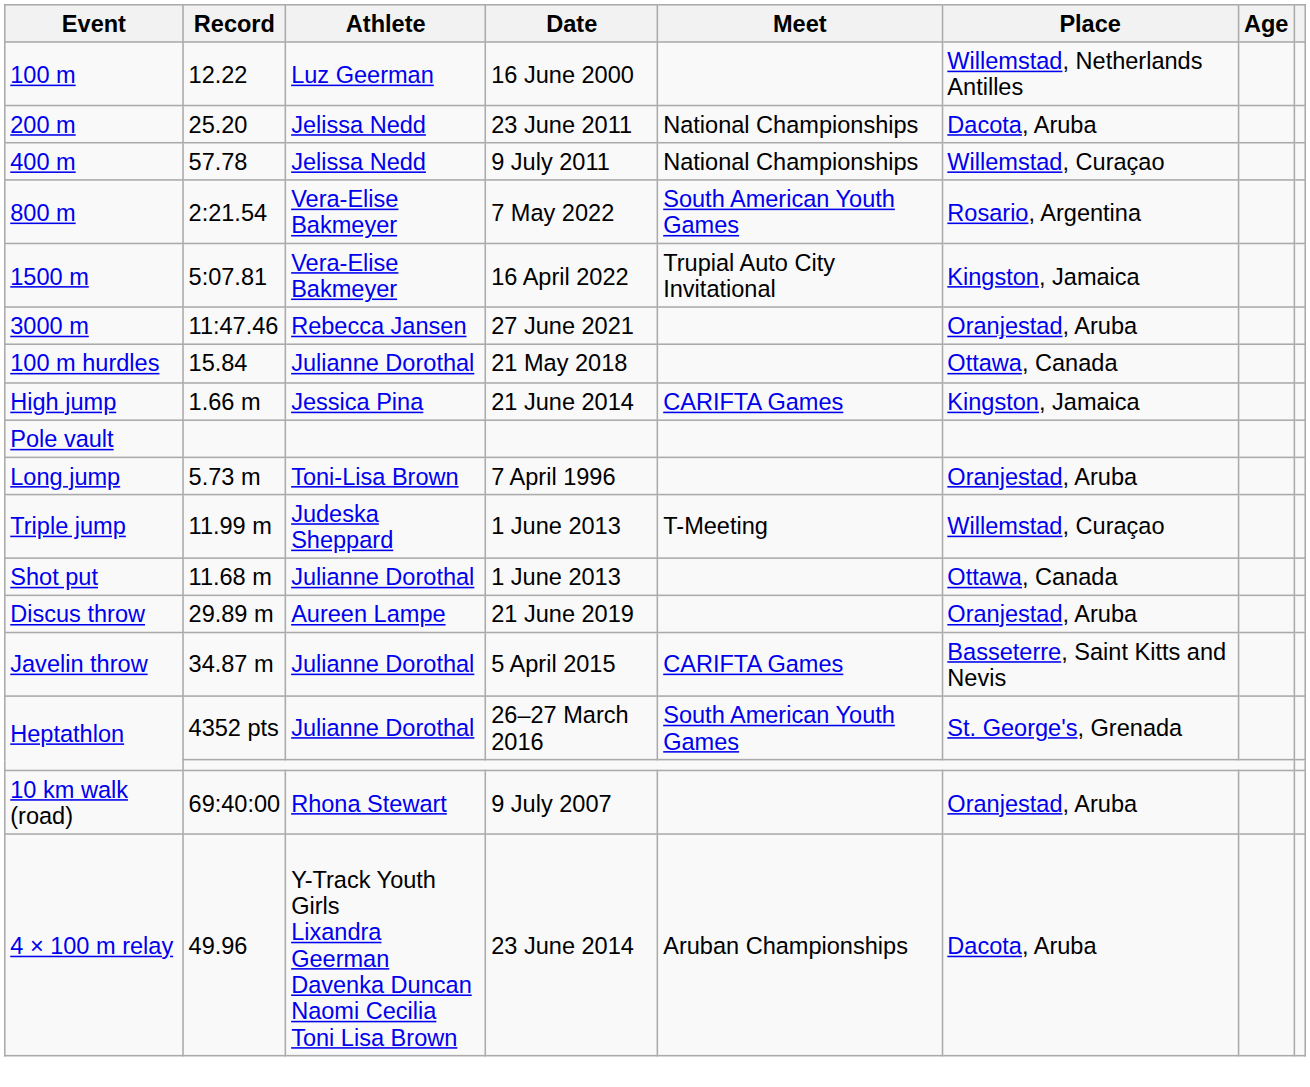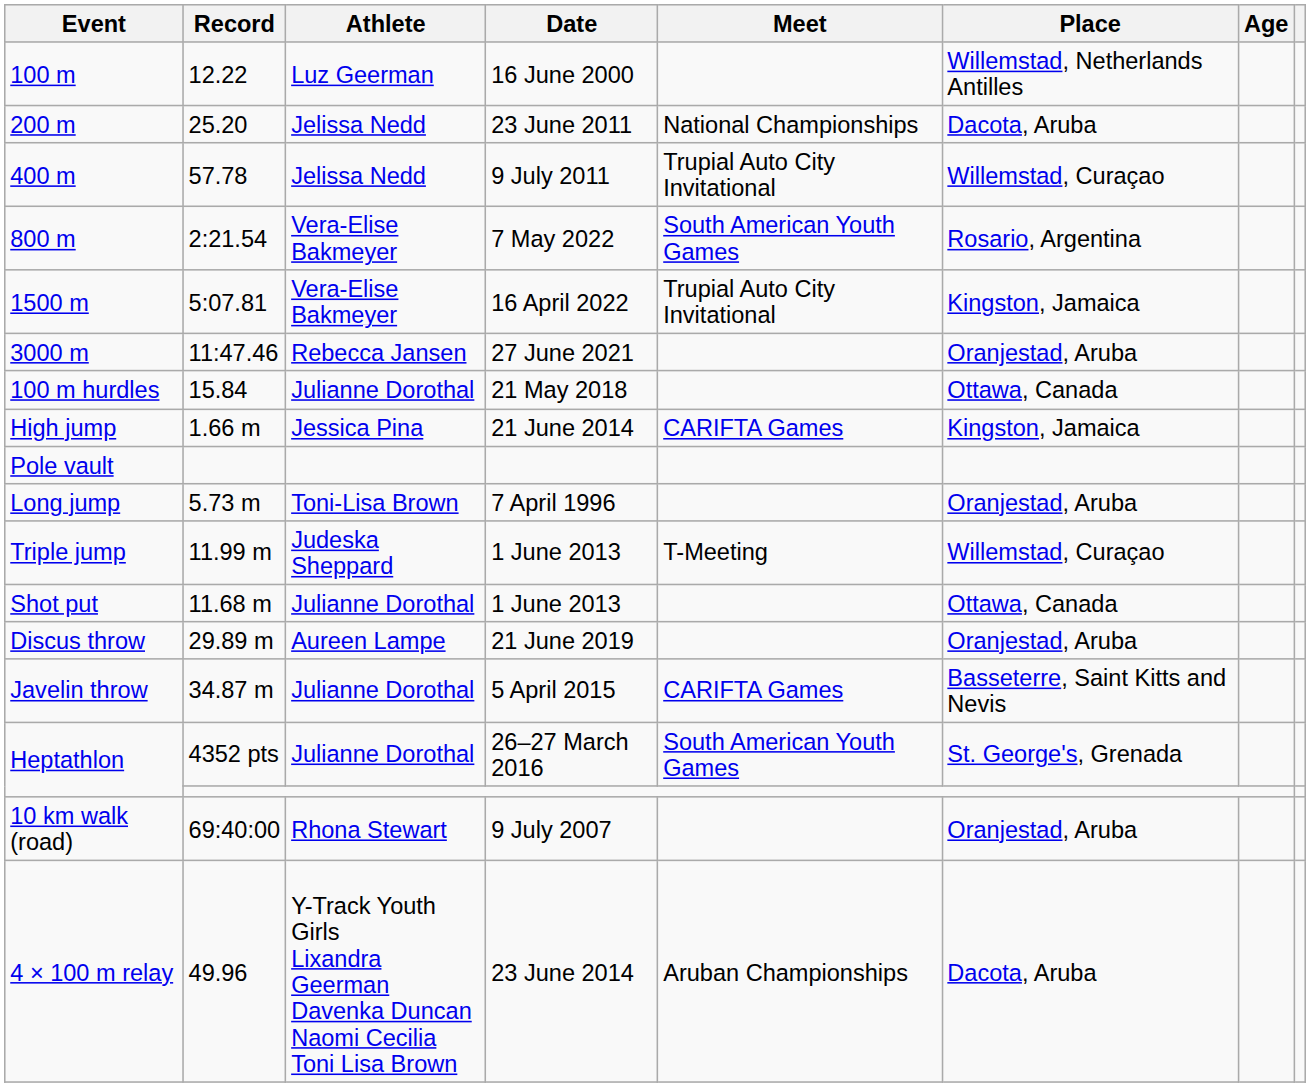(791, 162) National Championships -> (749, 175) Trupial Auto City Invitational
